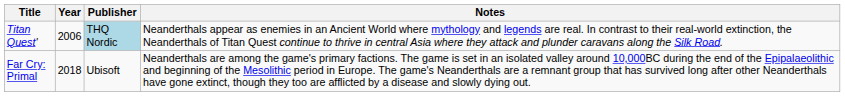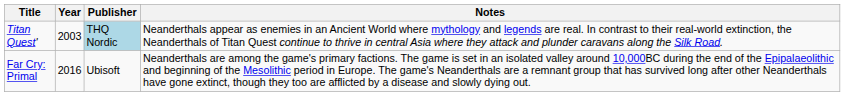(70, 36) 2006 -> (70, 36) 2003
(70, 71) 2018 -> (70, 71) 2016
